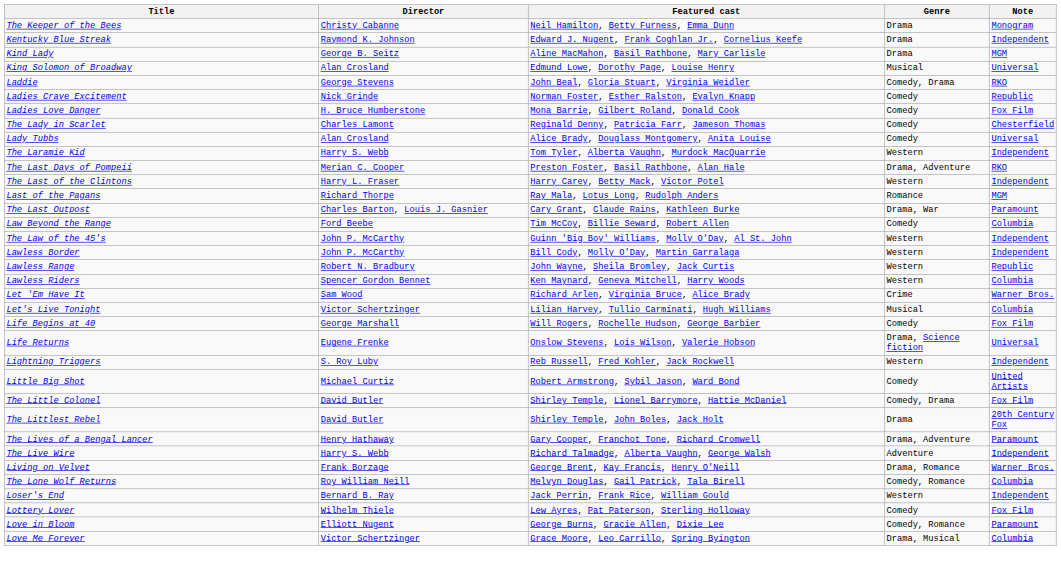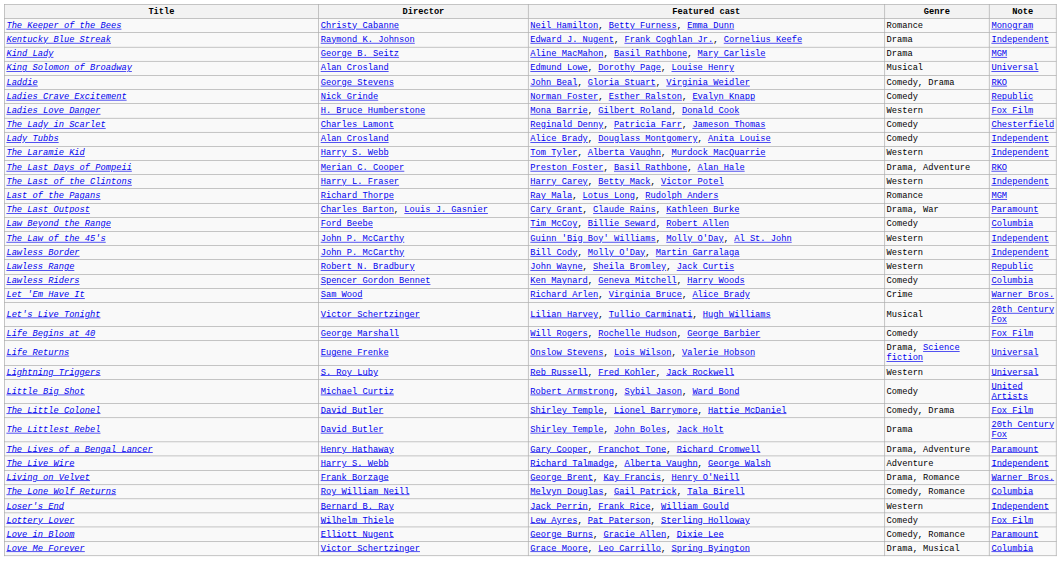(900, 26) Drama -> (905, 26) Romance
(902, 111) Comedy -> (905, 111) Western
(1015, 139) Universal -> (1020, 139) Independent
(905, 281) Western -> (902, 281) Comedy
(1012, 310) Columbia -> (1023, 315) 20th Century Fox
(1020, 362) Independent -> (1015, 372) Universal
